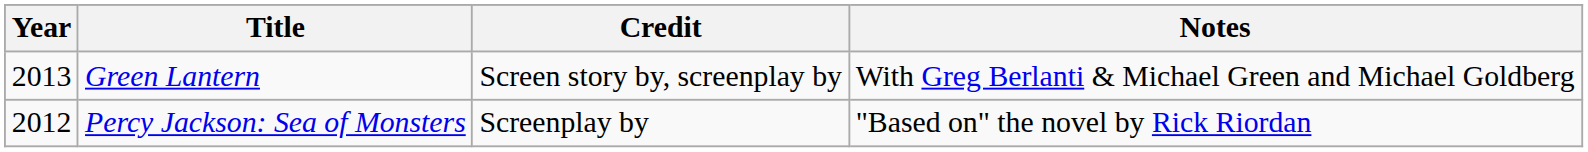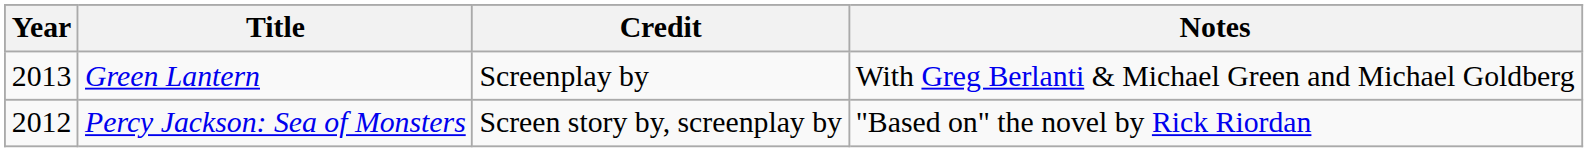(661, 75) Screen story by, screenplay by -> (564, 75) Screenplay by
(564, 122) Screenplay by -> (661, 122) Screen story by, screenplay by
